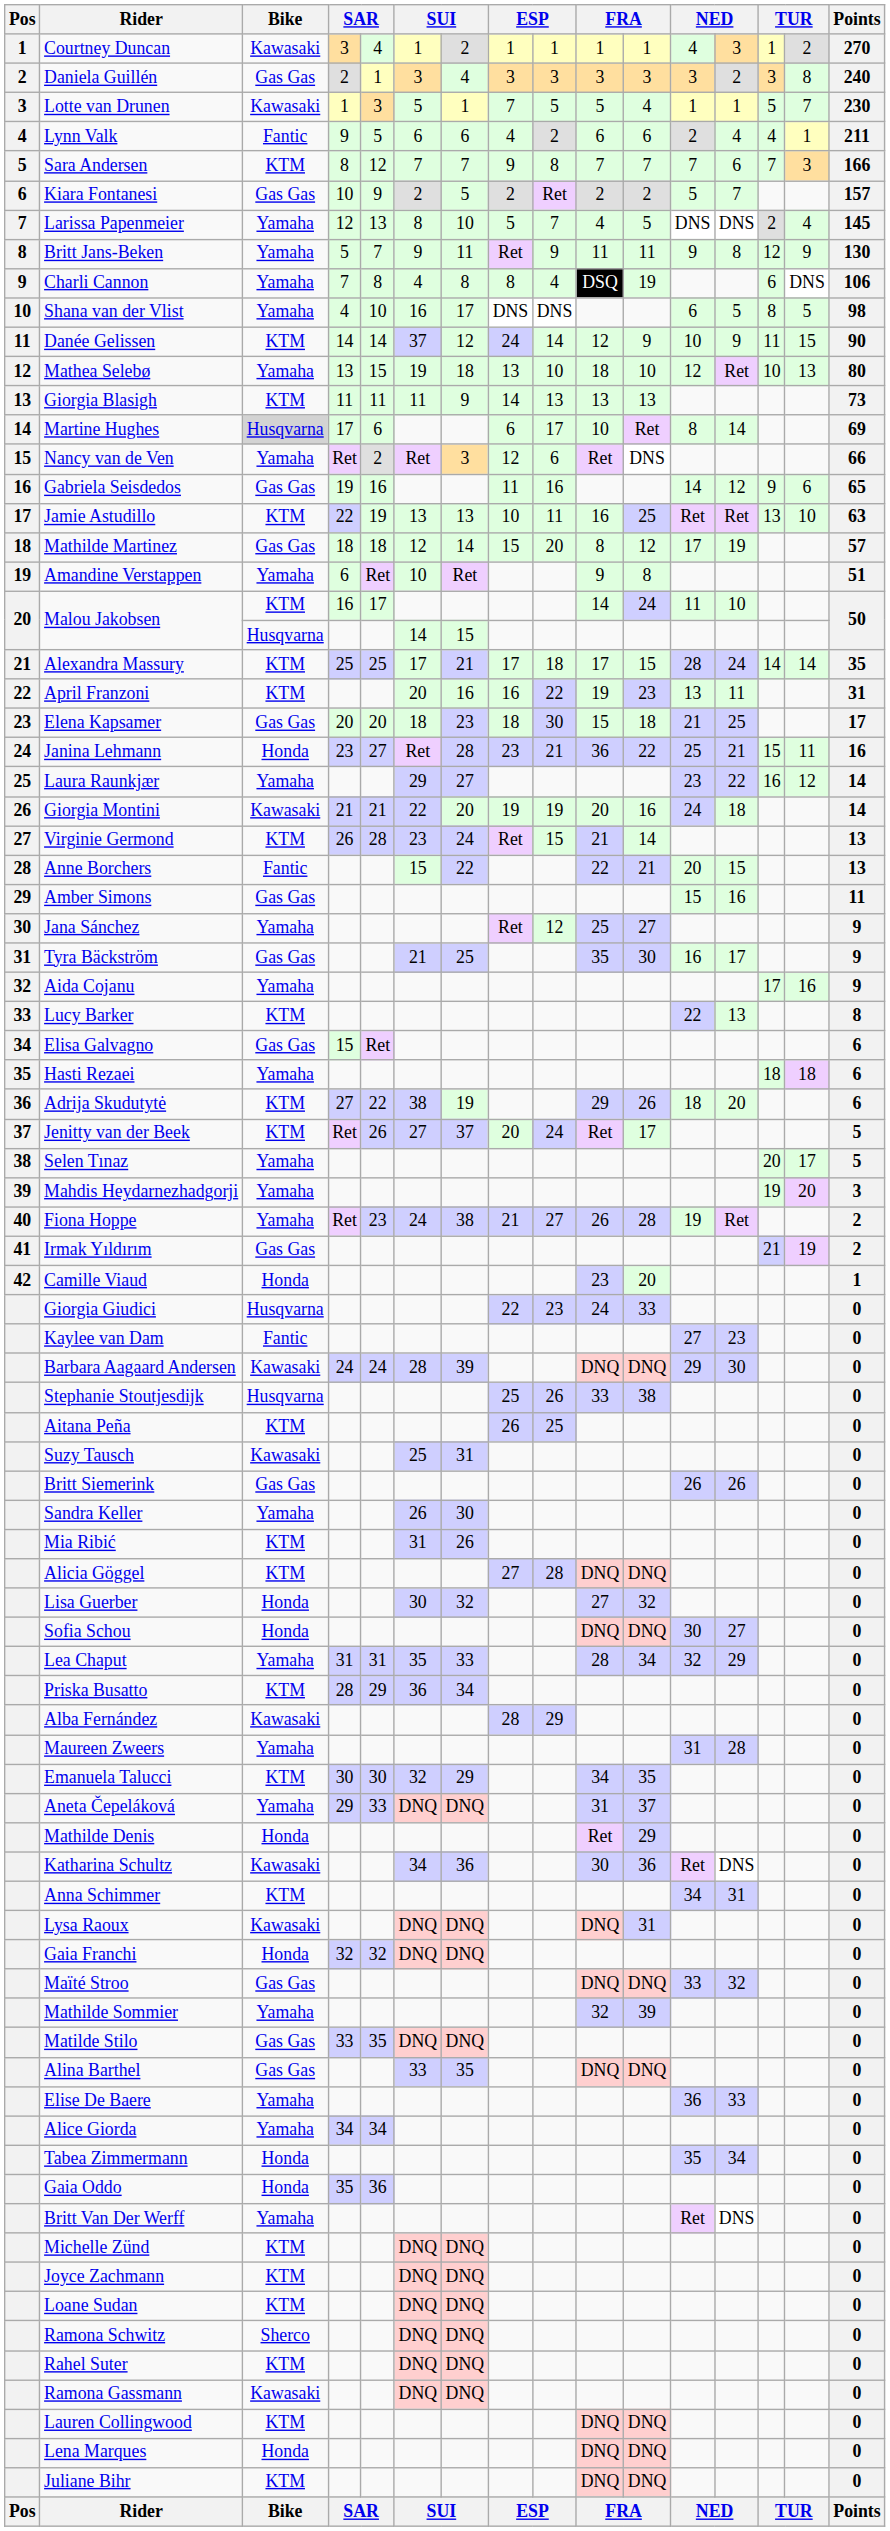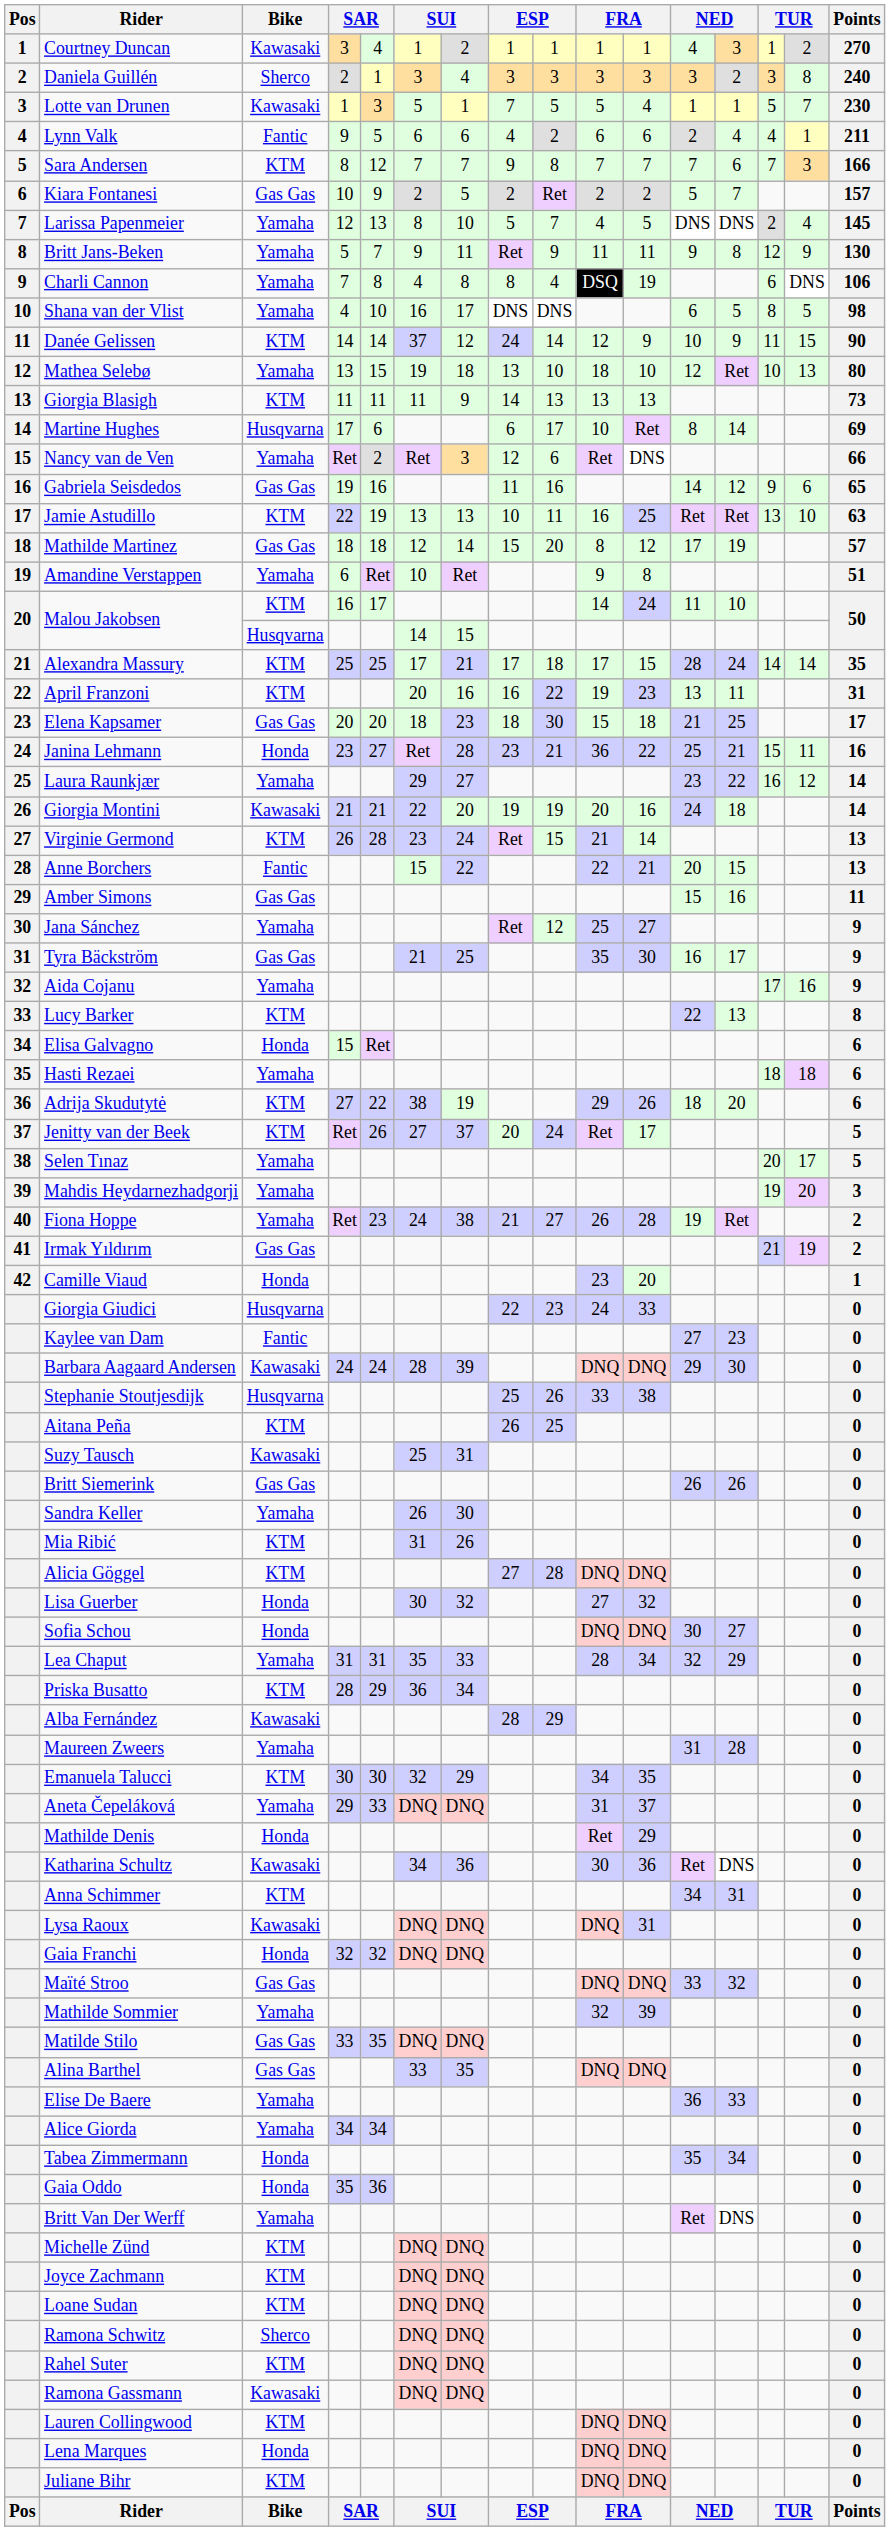(285, 77) Gas Gas -> (285, 77) Sherco
(285, 429) lightgrey background -> (285, 429) no background
(285, 1045) Gas Gas -> (285, 1045) Honda
